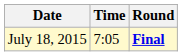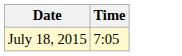- column: (153, 16)
